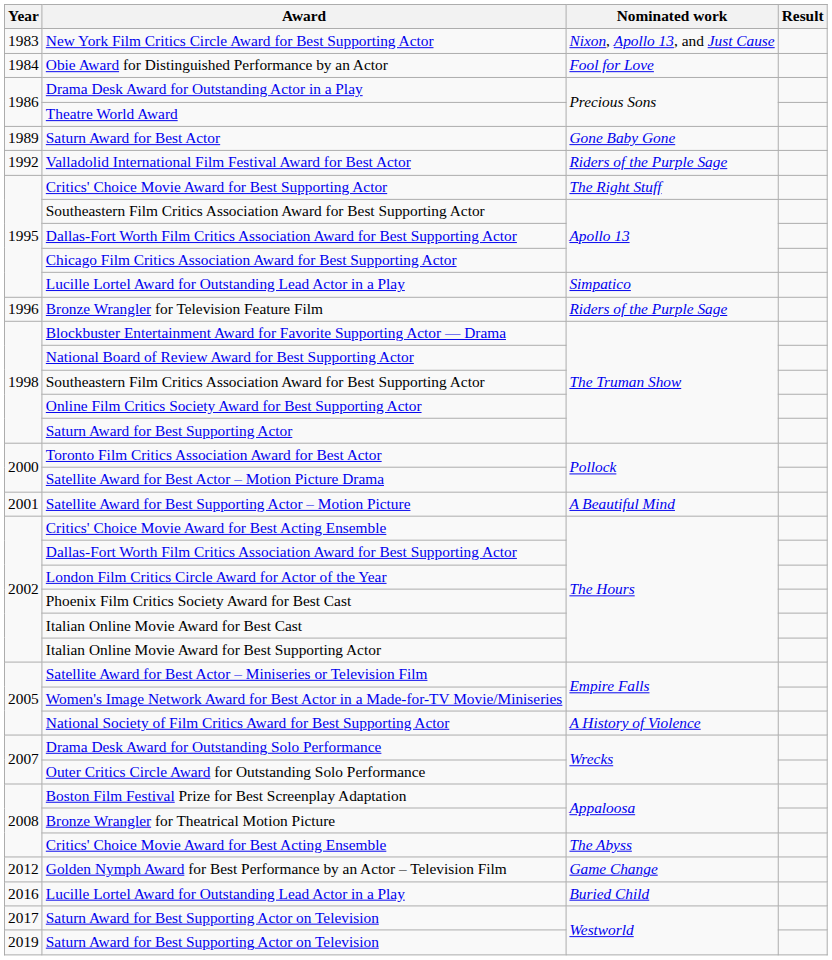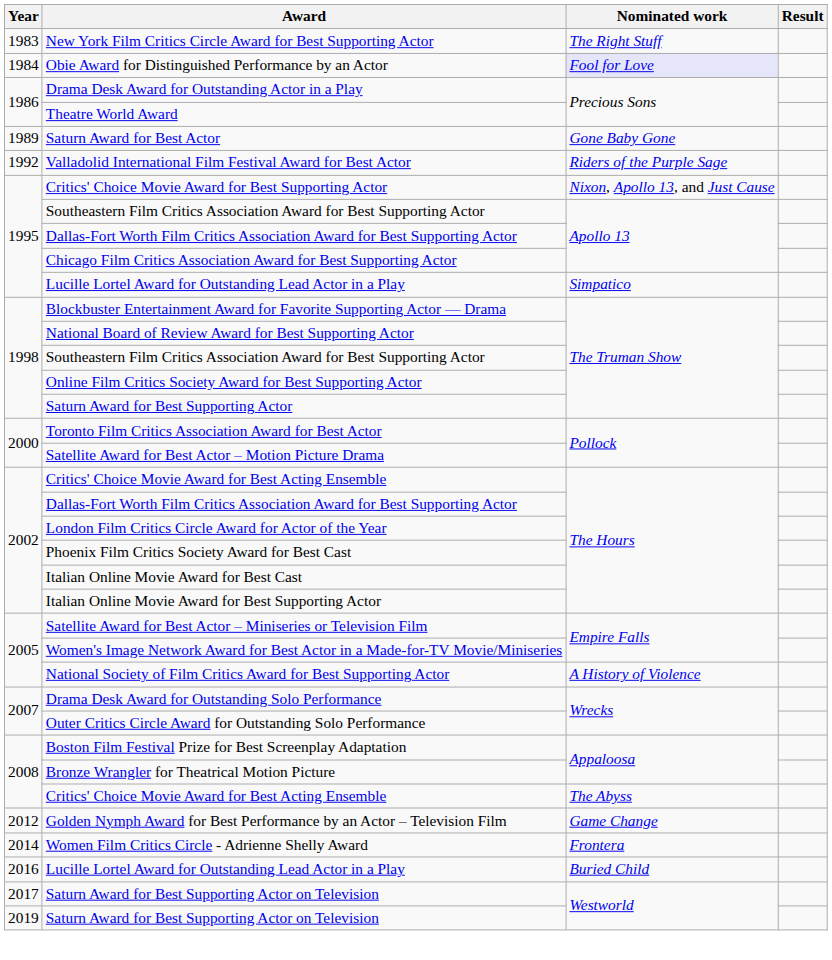(672, 41) Nixon, Apollo 13, and Just Cause -> (616, 41) The Right Stuff
(612, 65) no background -> (612, 65) lavender background
(616, 187) The Right Stuff -> (672, 187) Nixon, Apollo 13, and Just Cause
- row: (23, 308)
- row: (23, 503)
+ row: (23, 844)
